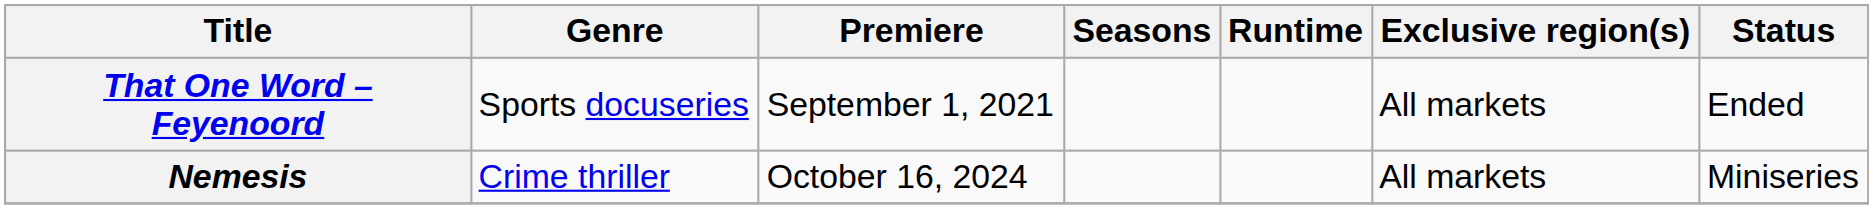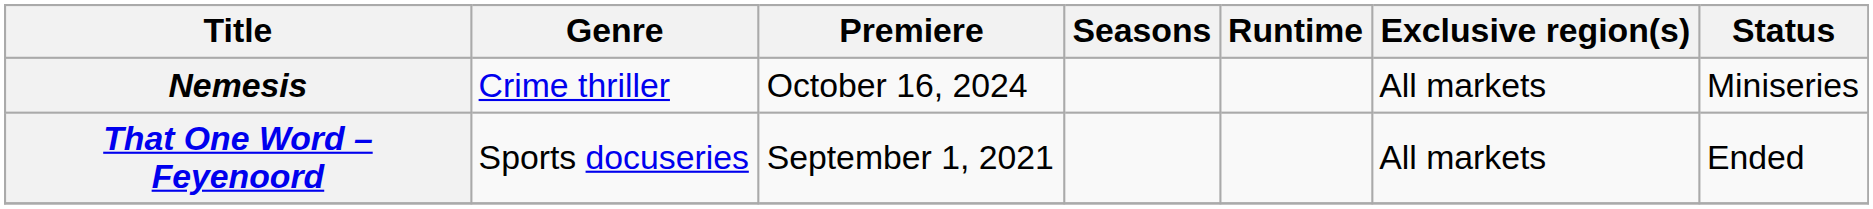rows swapped: (238, 103) <-> (238, 176)
